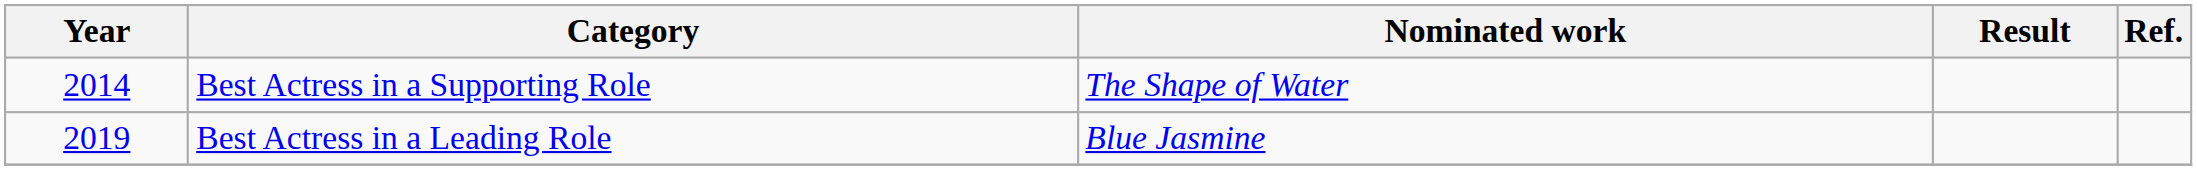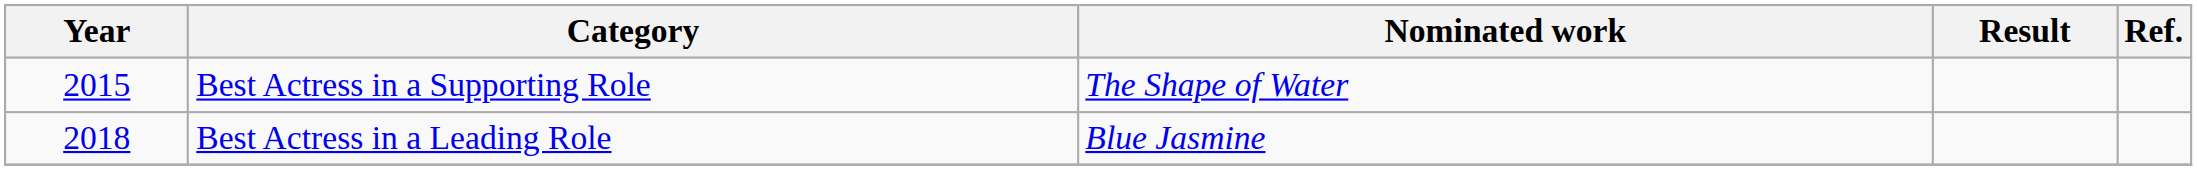(97, 84) 2014 -> (97, 84) 2015
(97, 137) 2019 -> (97, 137) 2018
